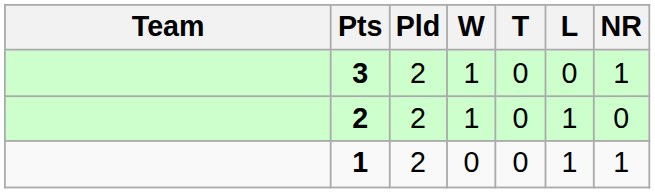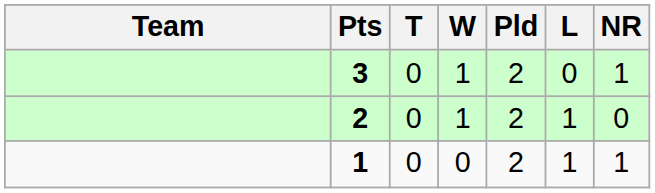columns swapped: (418, 27) <-> (520, 27)
